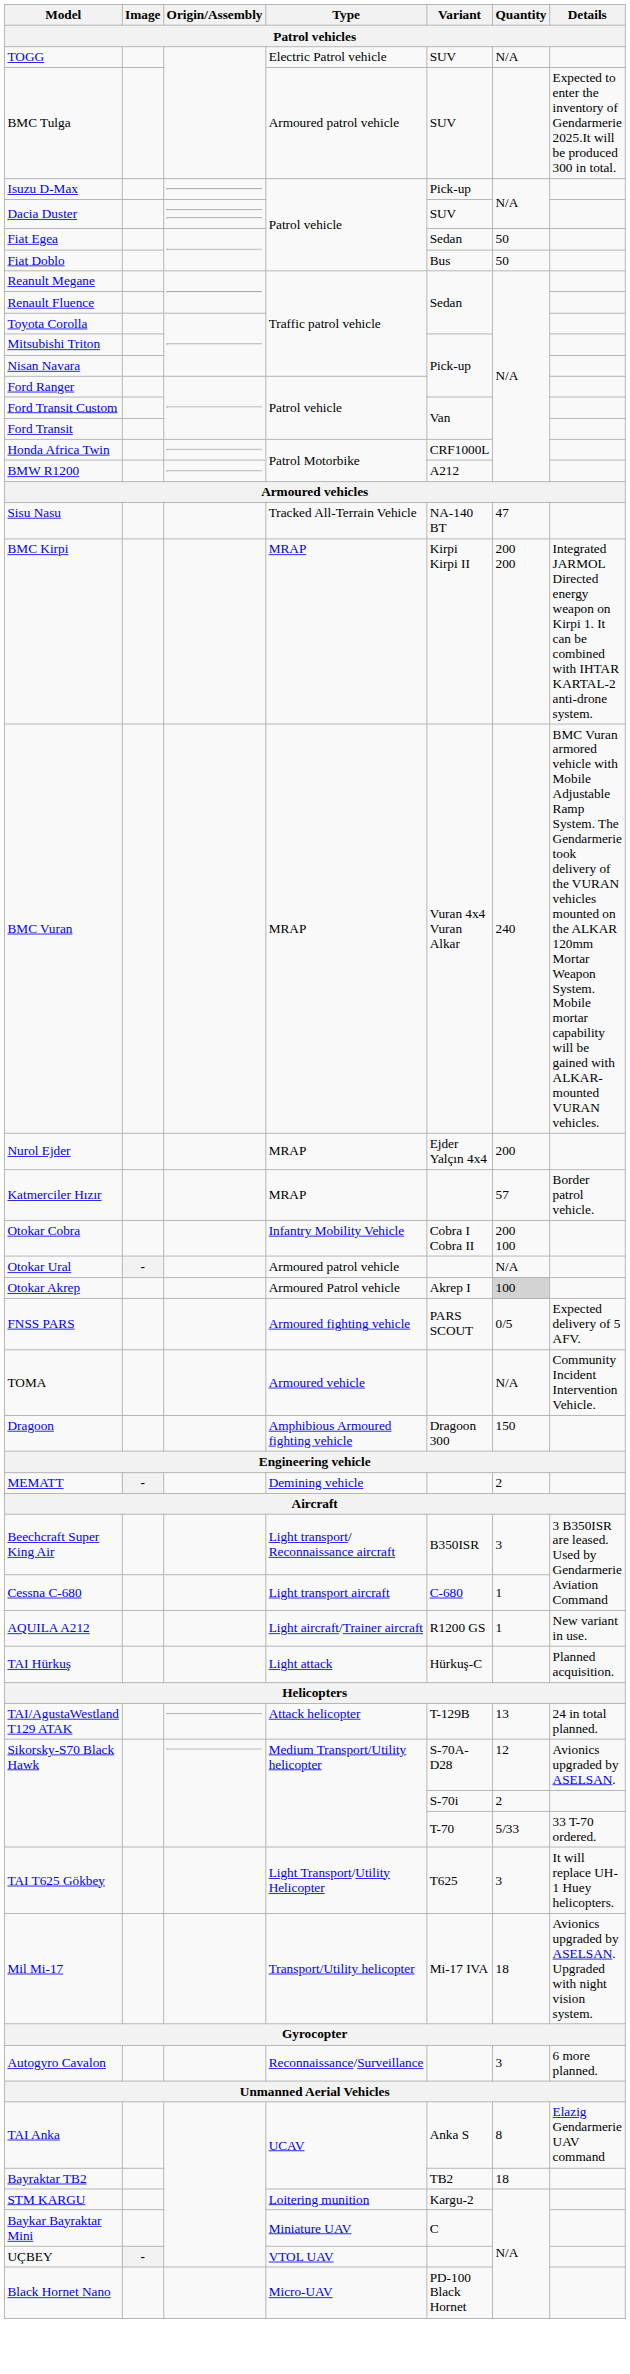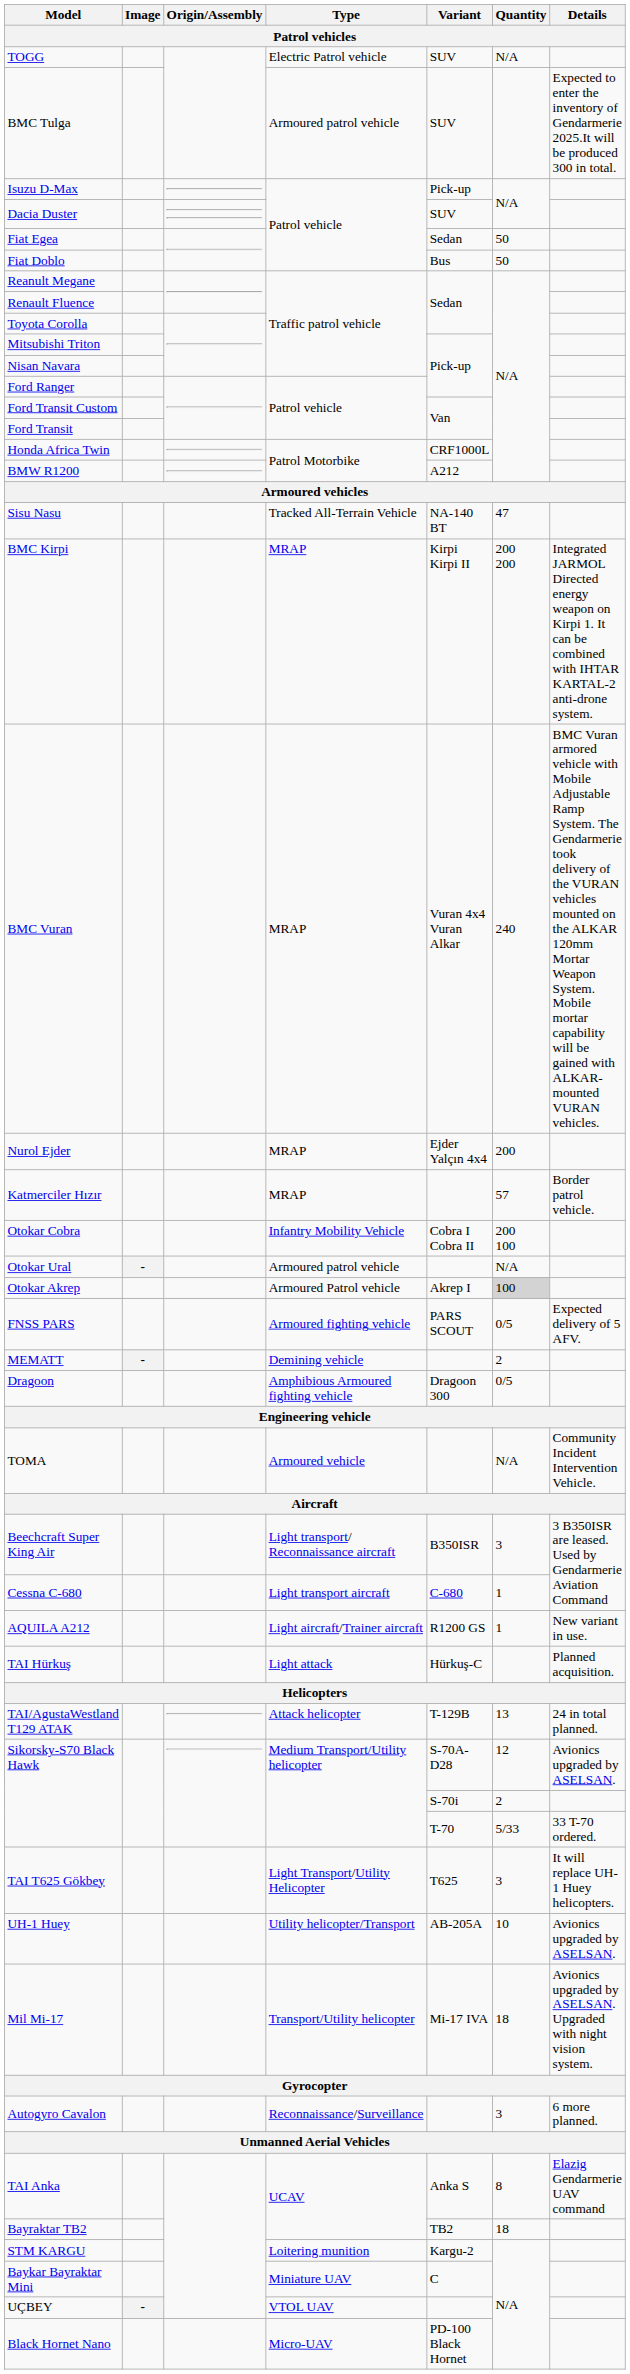rows swapped: (27, 1382) <-> (36, 1482)
(505, 1425) 150 -> (504, 1381) 0/5
+ row: (39, 1923)
